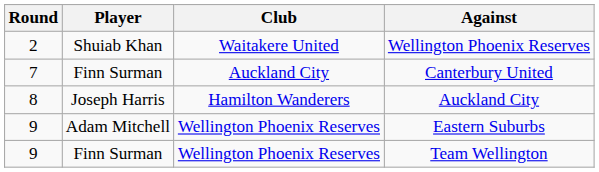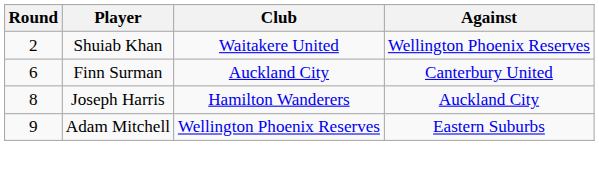(33, 72) 7 -> (33, 72) 6
- row: (489, 153)
